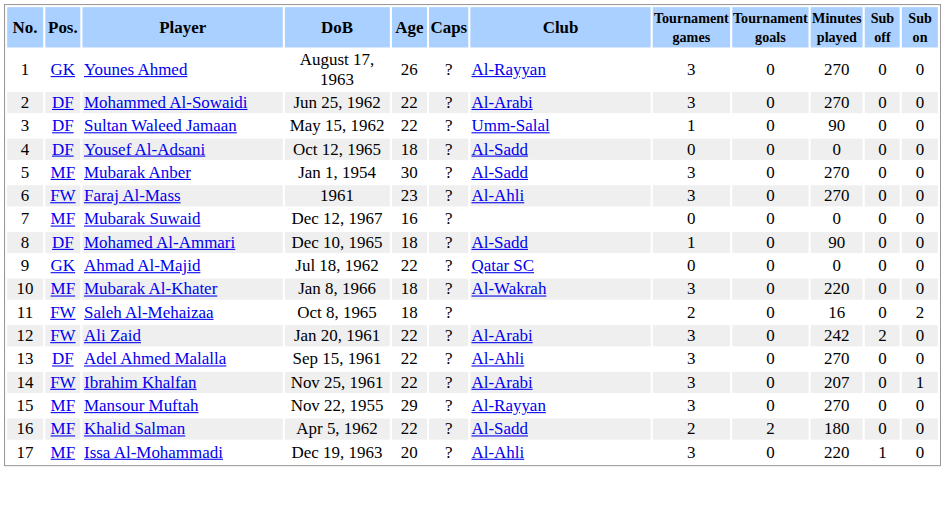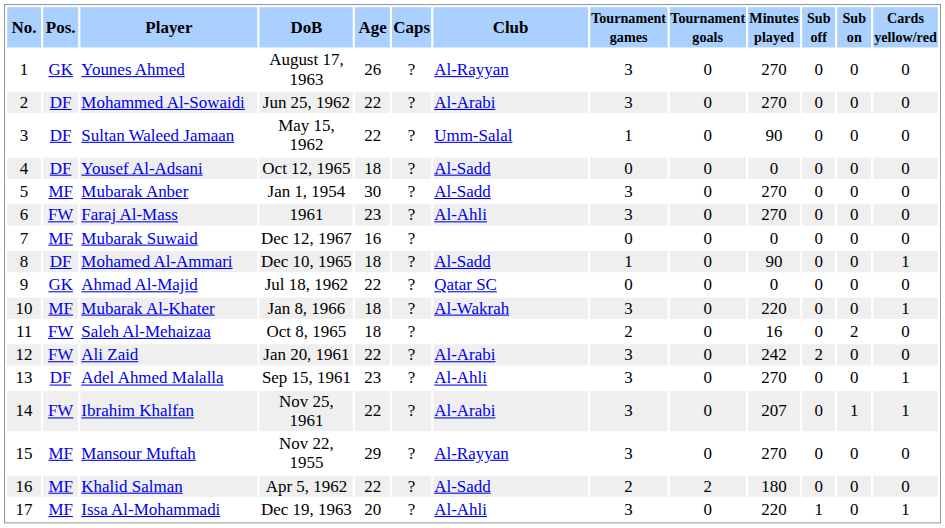+ column: (906, 28)
(409, 359) 22 -> (373, 378) 23
